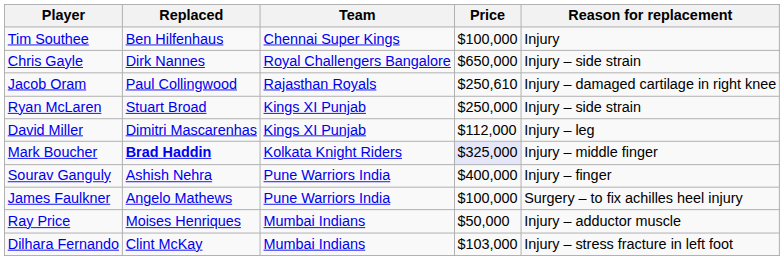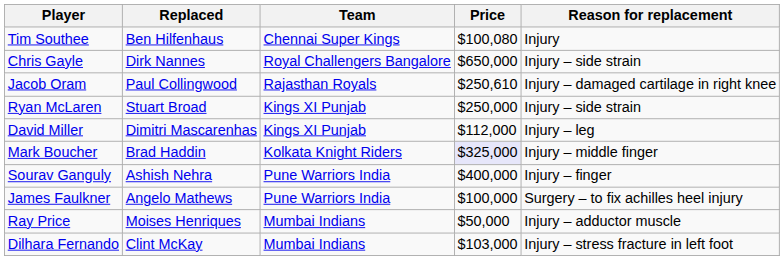(488, 38) $100,000 -> (488, 38) $100,080
(168, 152) bold -> (166, 152) normal
